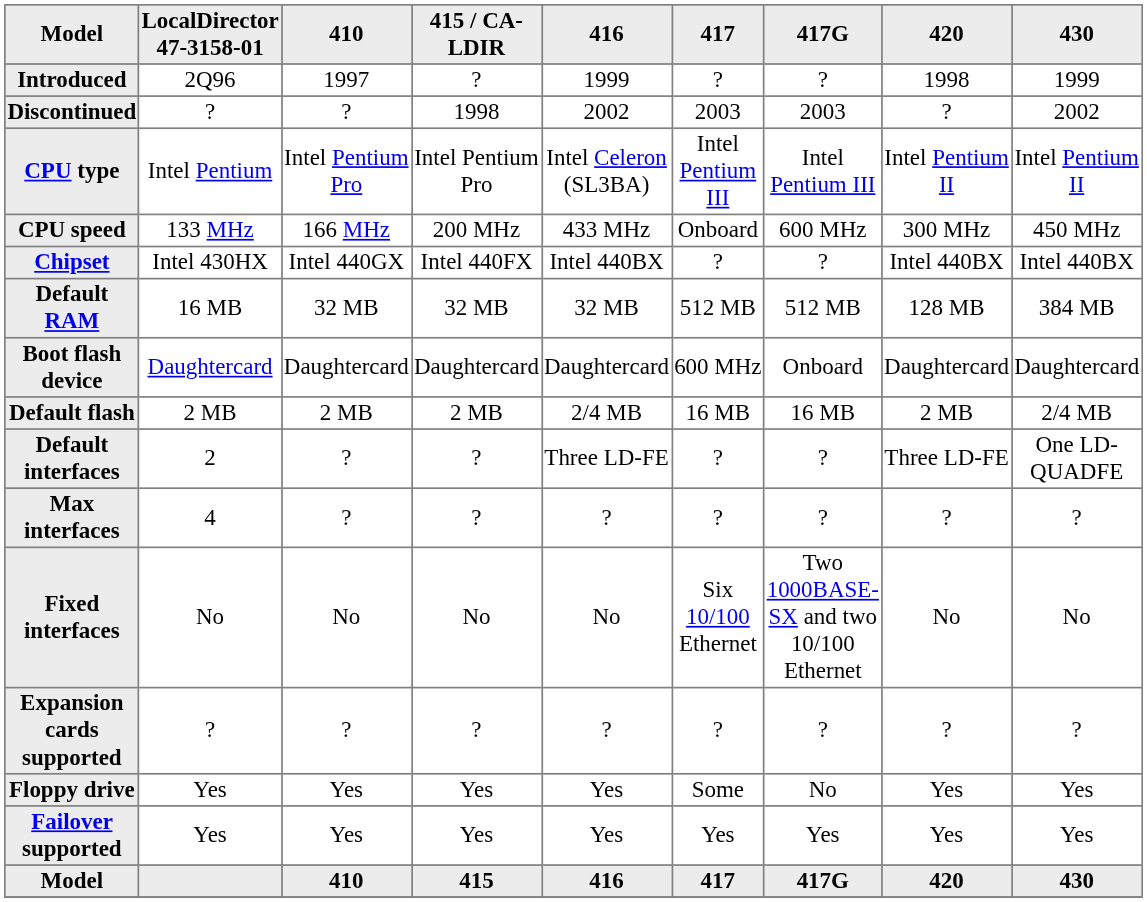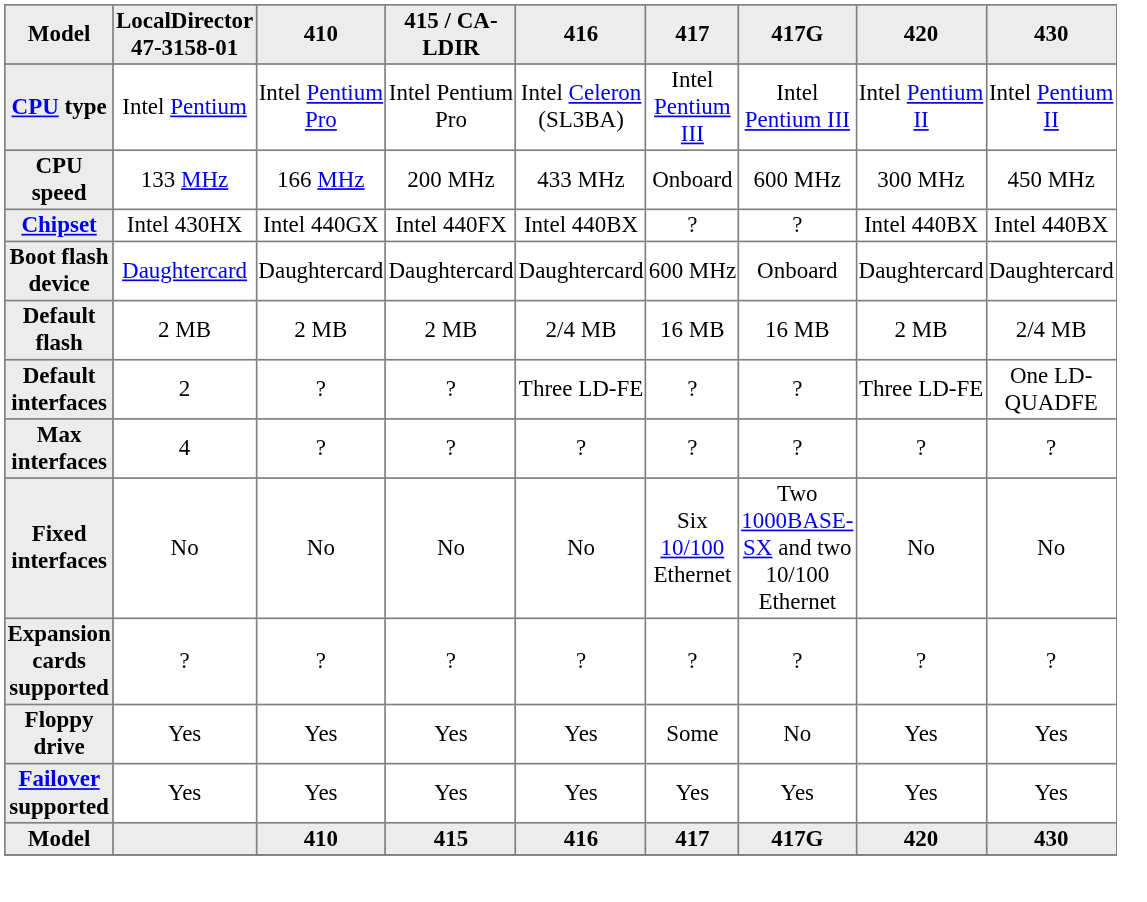- row: (72, 79)
- row: (72, 111)
- row: (72, 307)
